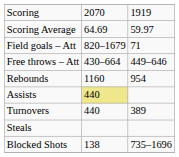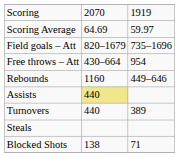(136, 45) 71 -> (151, 45) 735–1696
(149, 62) 449–646 -> (138, 62) 954
(138, 78) 954 -> (149, 78) 449–646
(151, 144) 735–1696 -> (136, 144) 71
